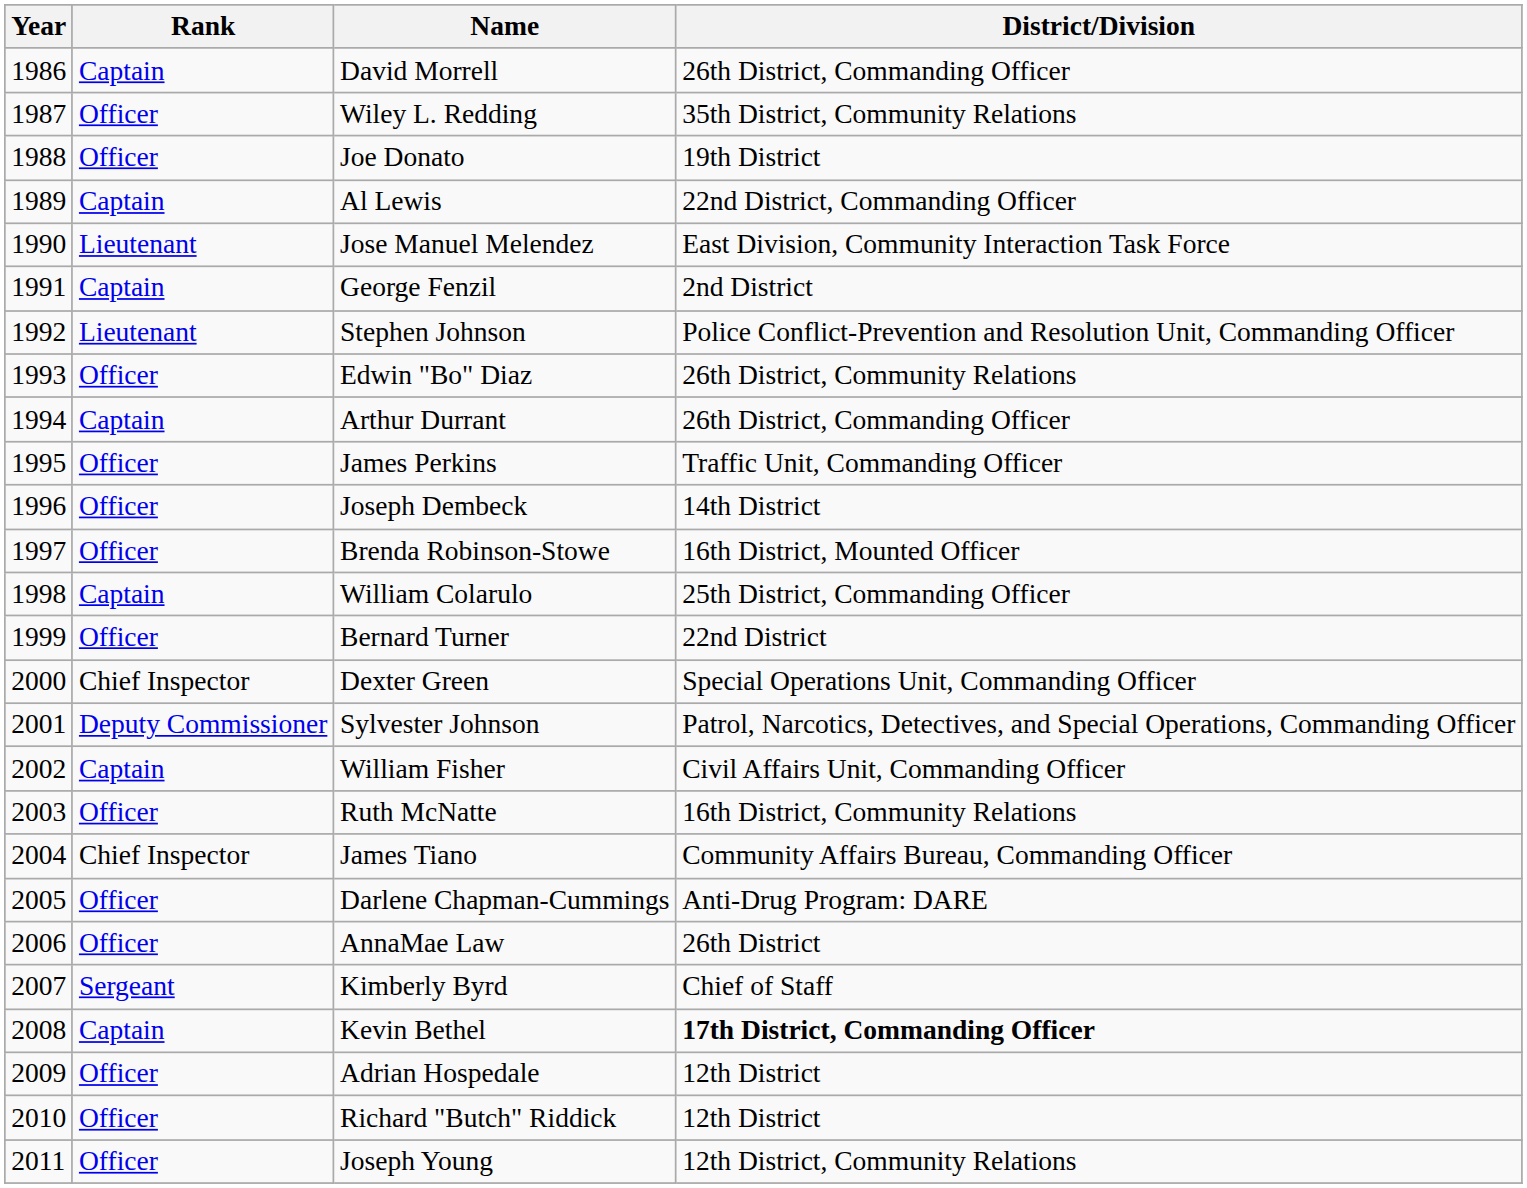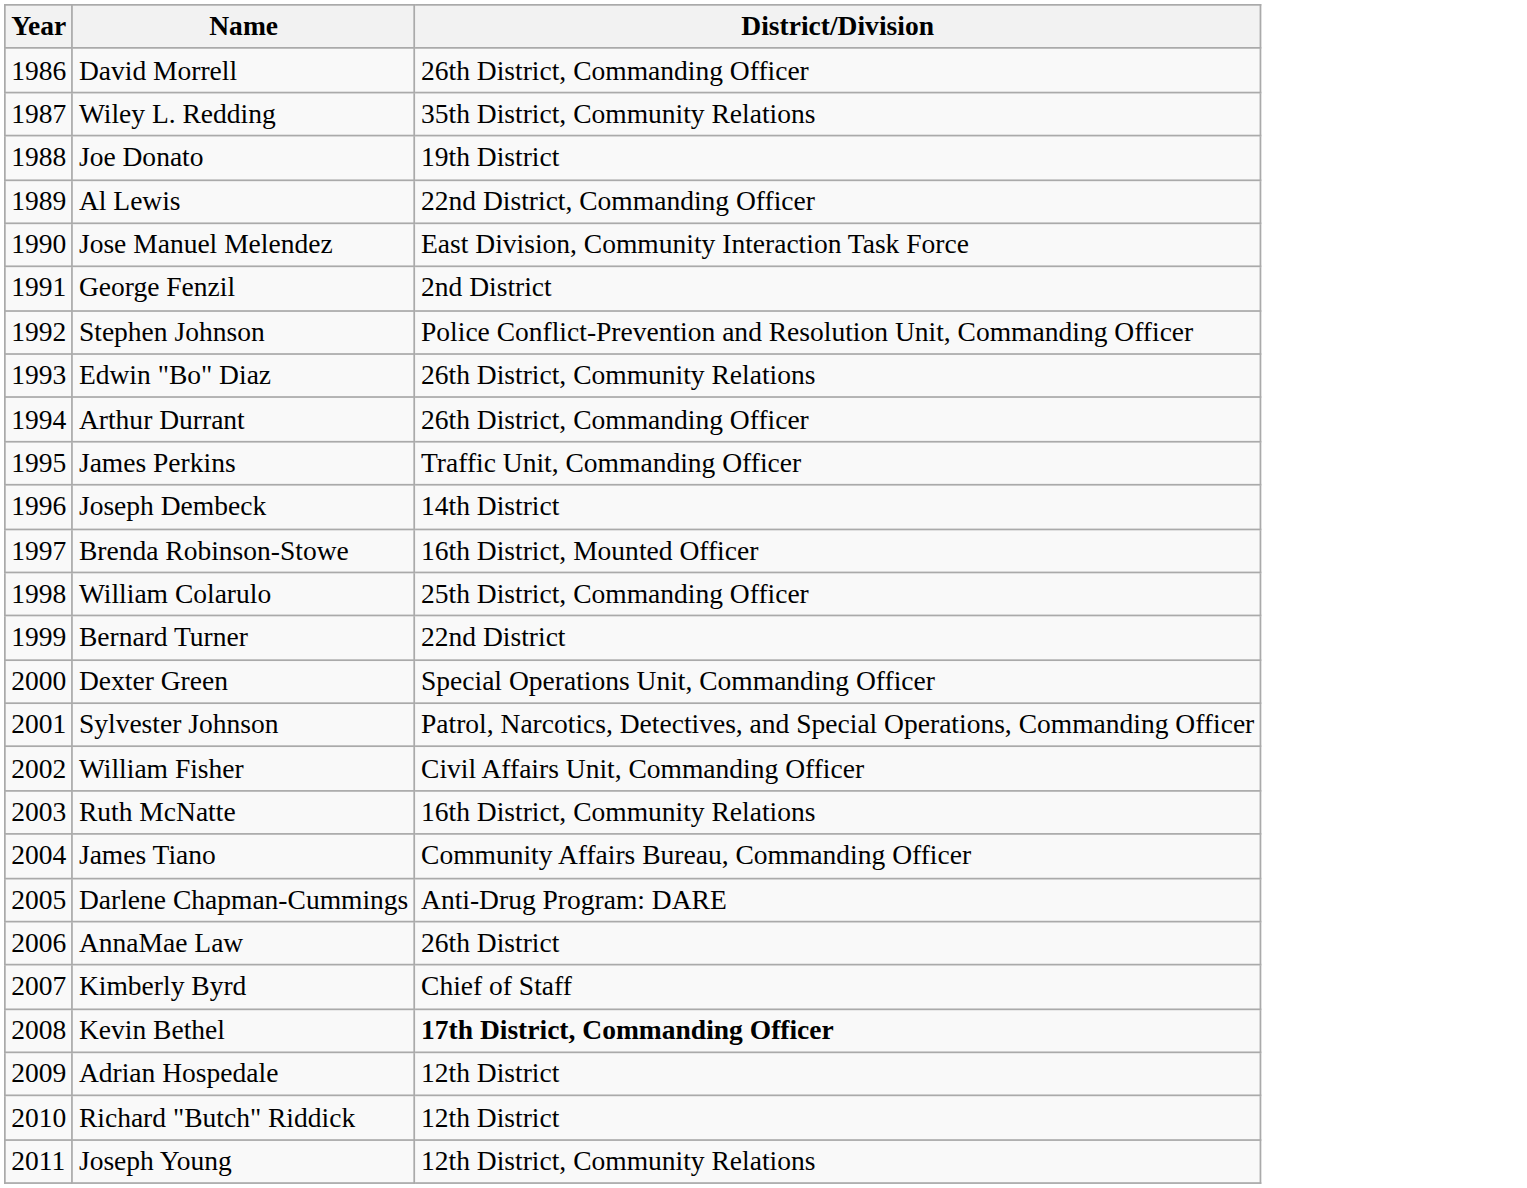- column: (203, 26)
